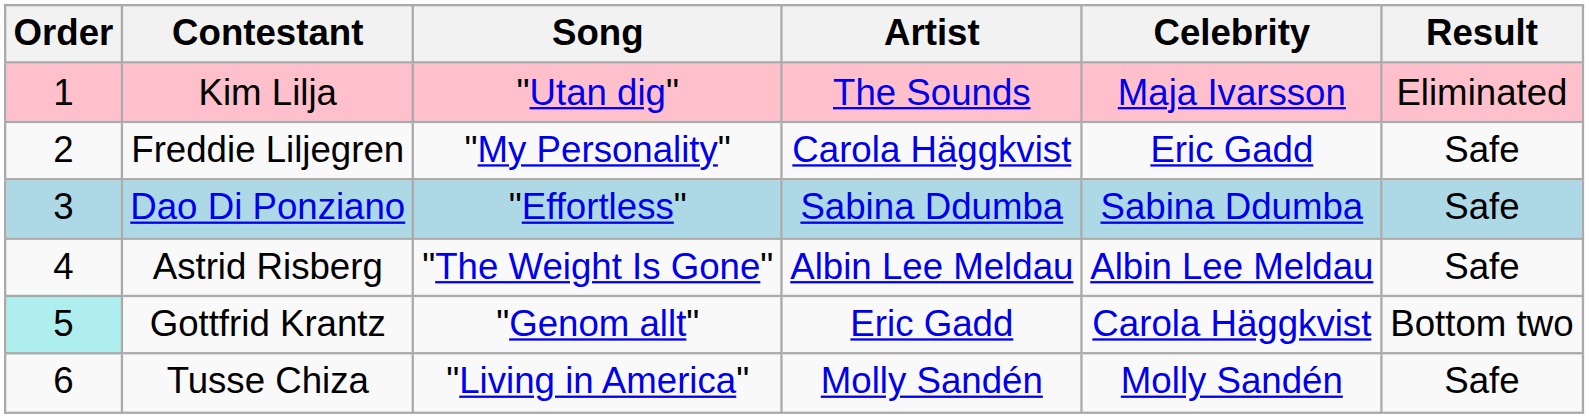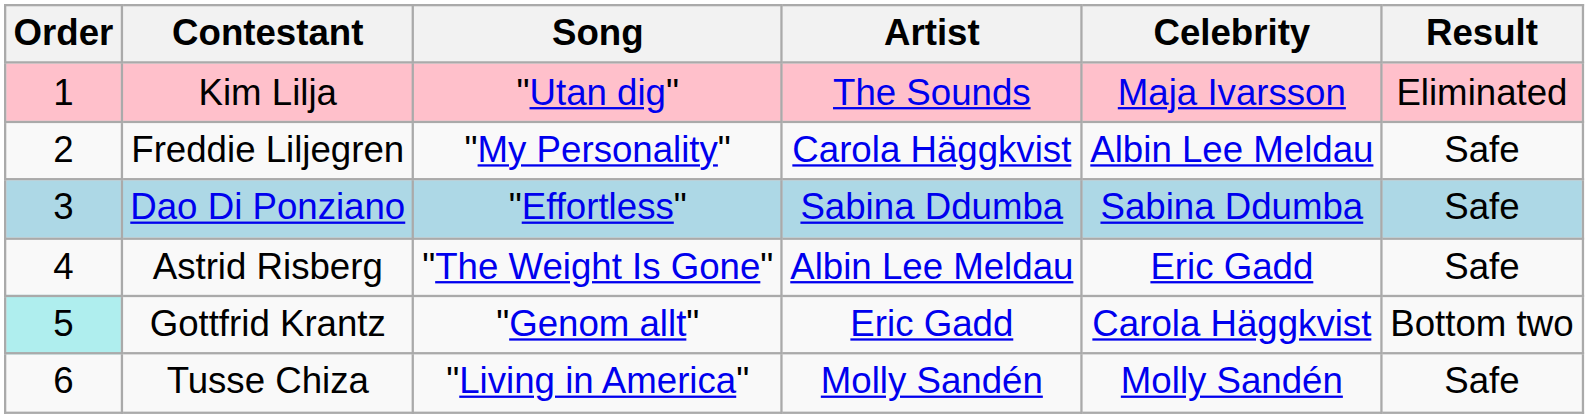(1232, 149) Eric Gadd -> (1232, 149) Albin Lee Meldau
(1232, 265) Albin Lee Meldau -> (1232, 265) Eric Gadd
